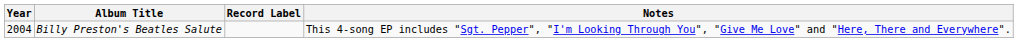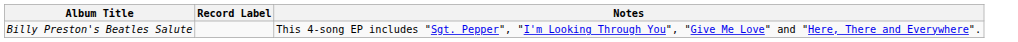- column: (19, 13)
